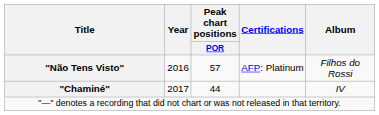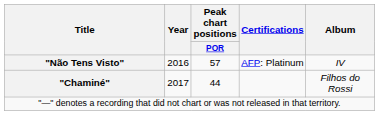(340, 68) Filhos do Rossi -> (340, 62) IV
(340, 89) IV -> (340, 83) Filhos do Rossi
